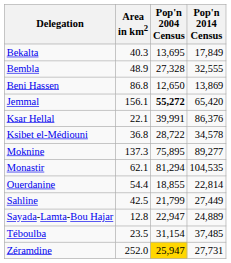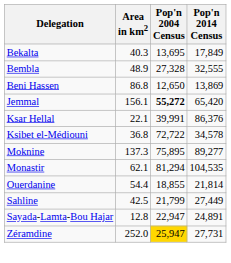(170, 135) 28,722 -> (170, 135) 72,722
(209, 184) 22,814 -> (209, 184) 21,814
(209, 217) 24,889 -> (209, 217) 24,891
- row: (26, 234)
